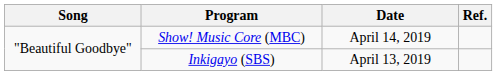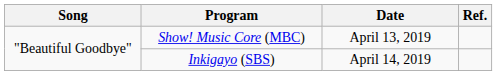(390, 37) April 14, 2019 -> (390, 37) April 13, 2019
(390, 59) April 13, 2019 -> (390, 59) April 14, 2019
